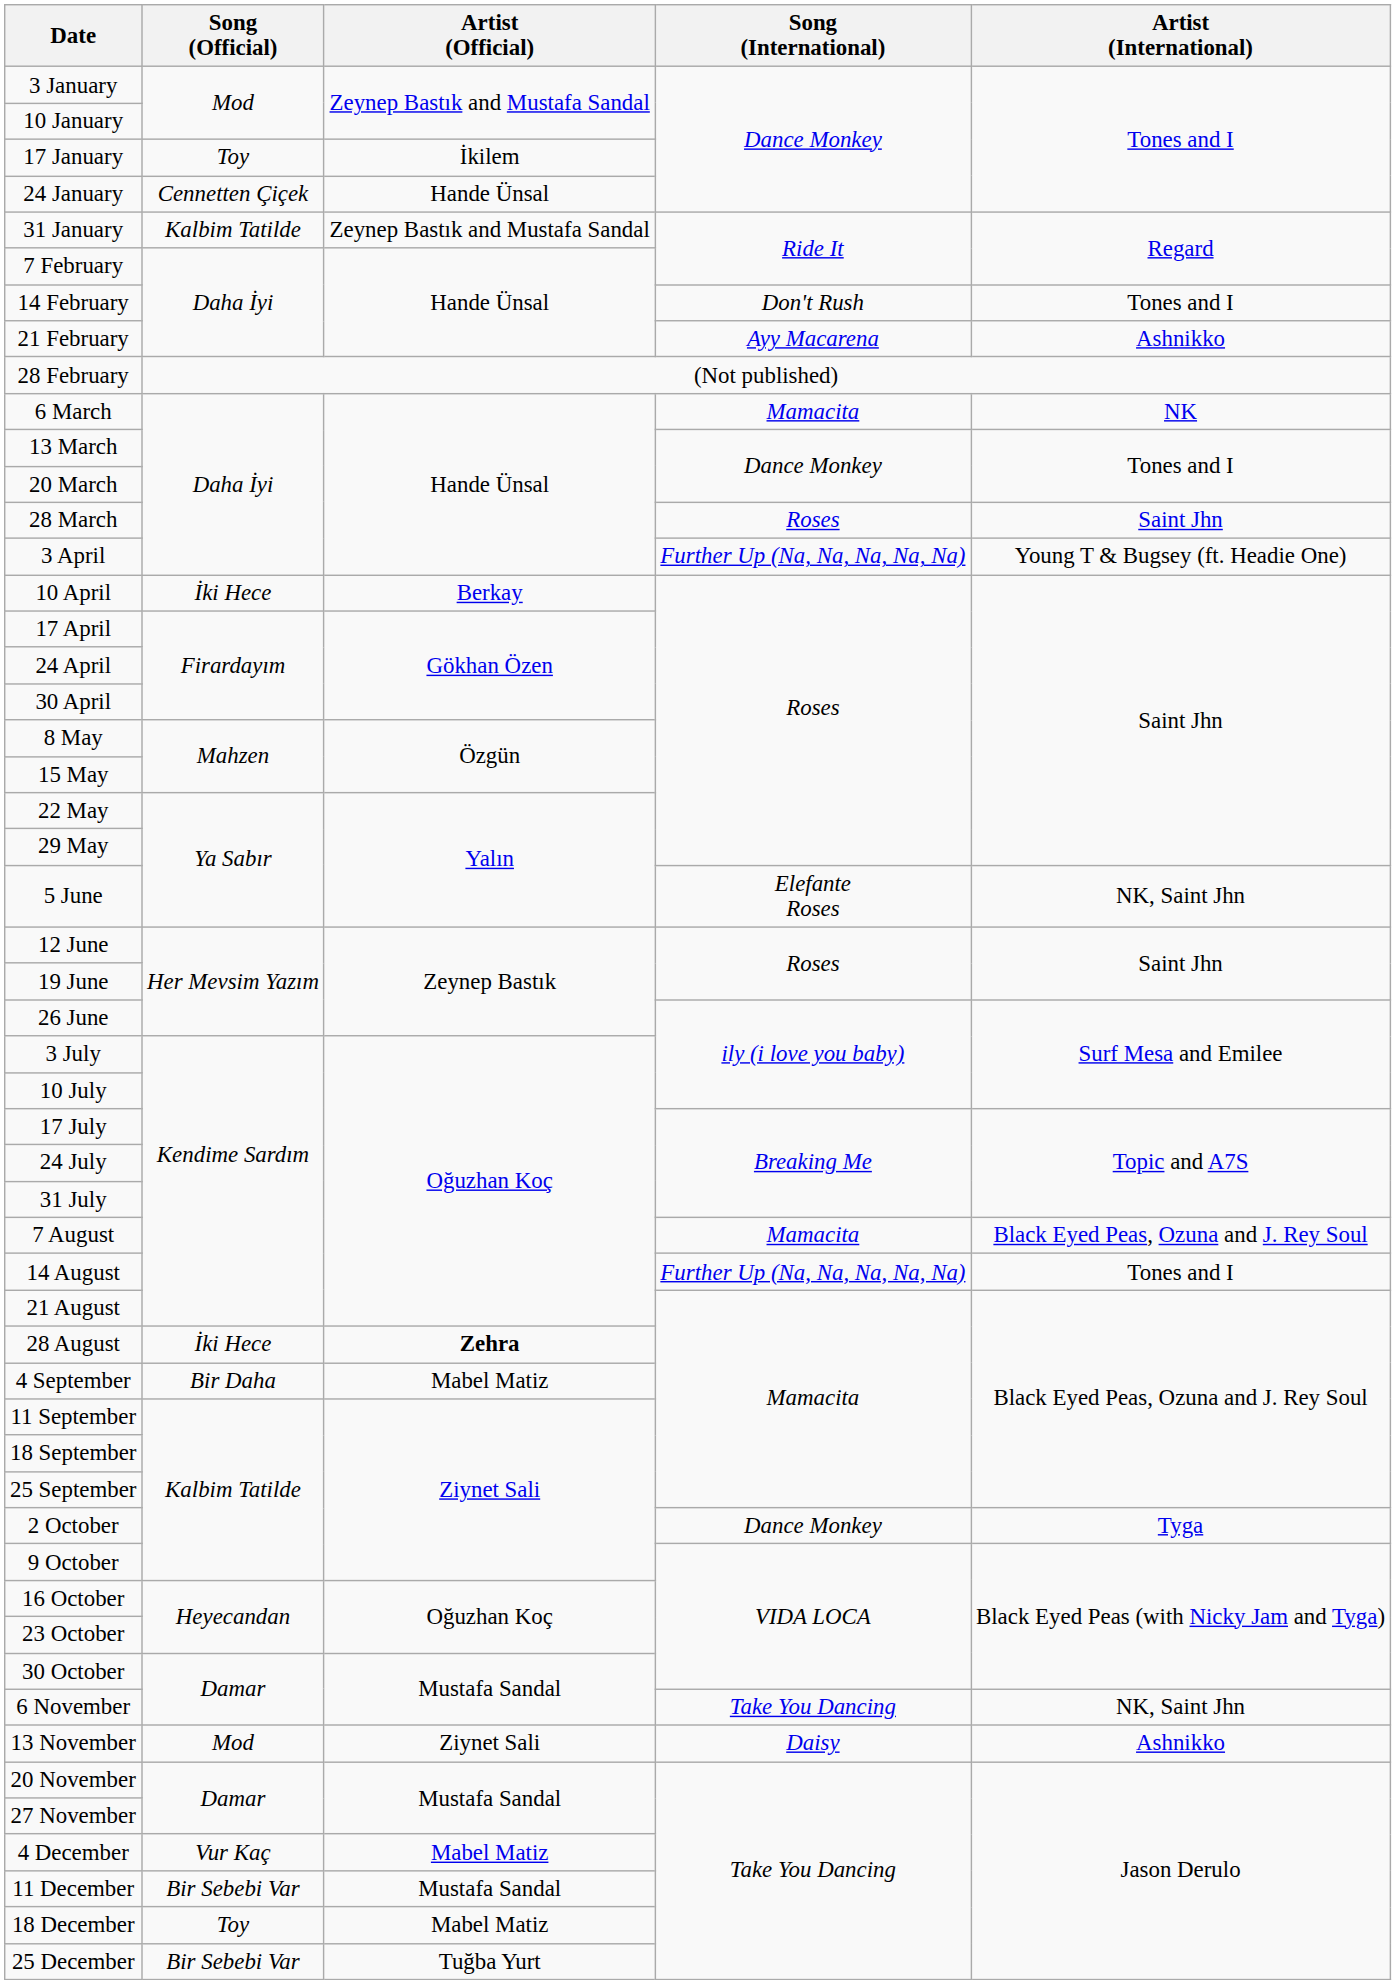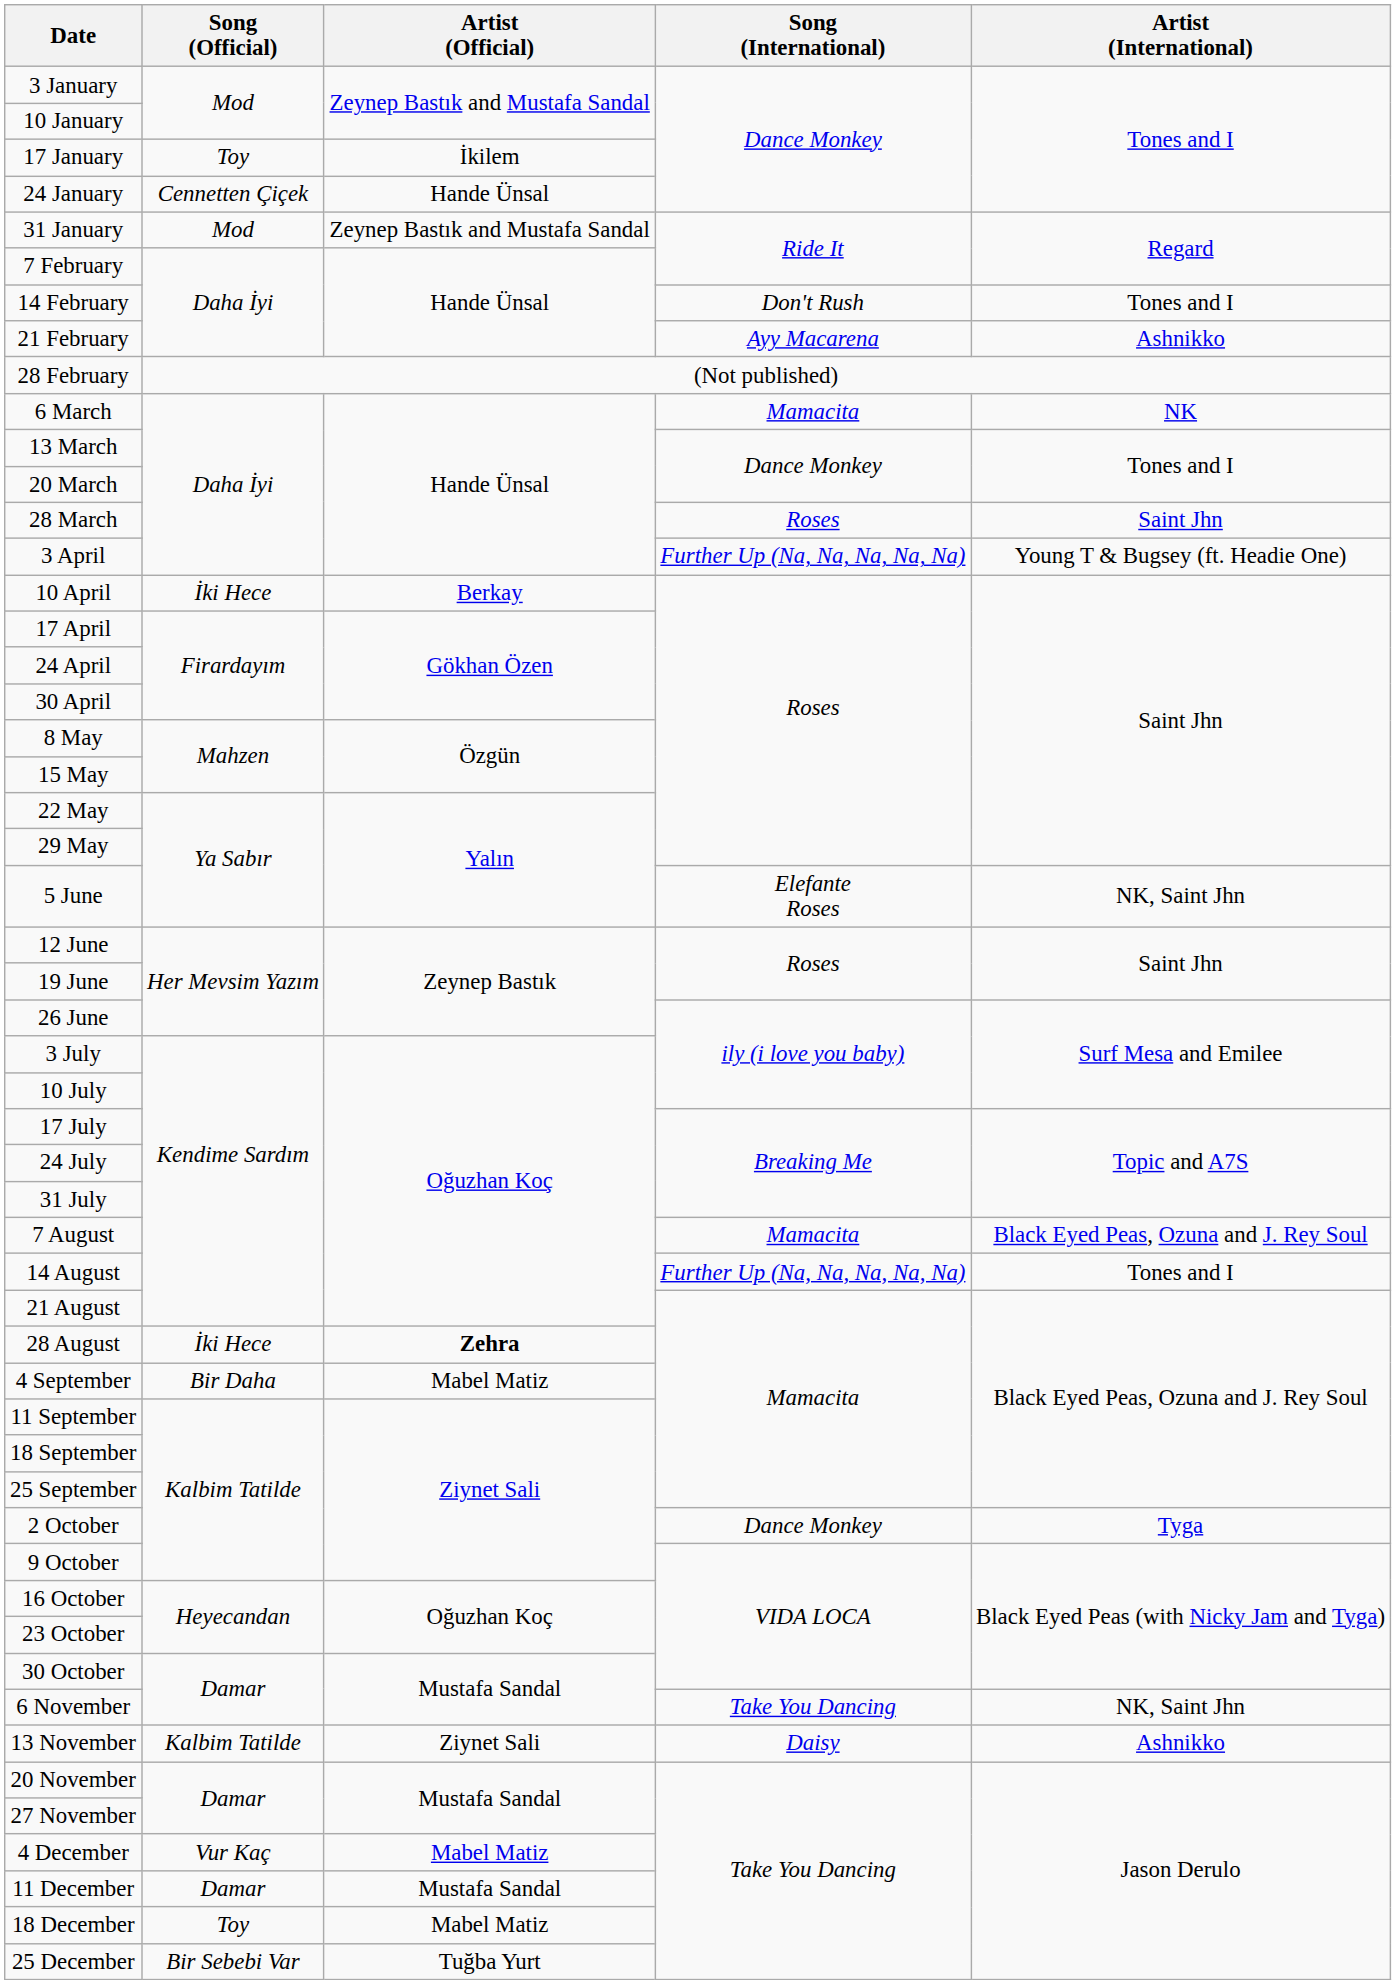(233, 229) Kalbim Tatilde -> (233, 229) Mod
(233, 1743) Mod -> (233, 1743) Kalbim Tatilde
(233, 1888) Bir Sebebi Var -> (233, 1888) Damar
